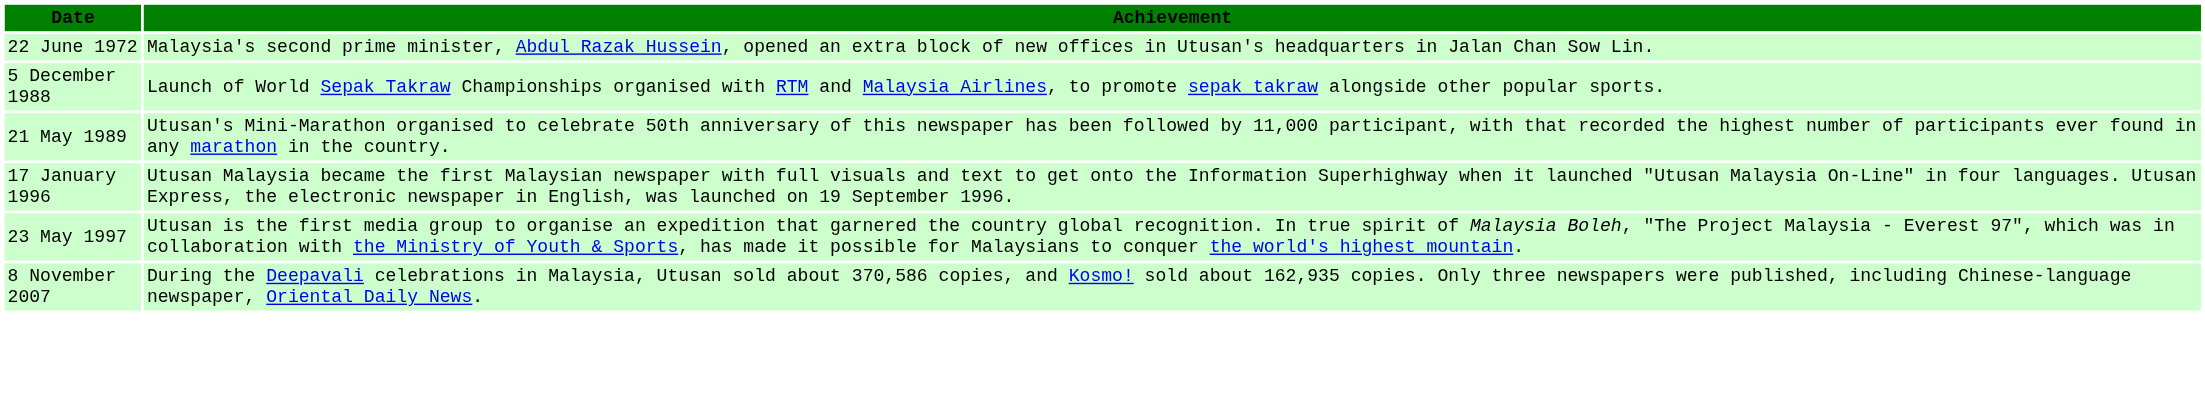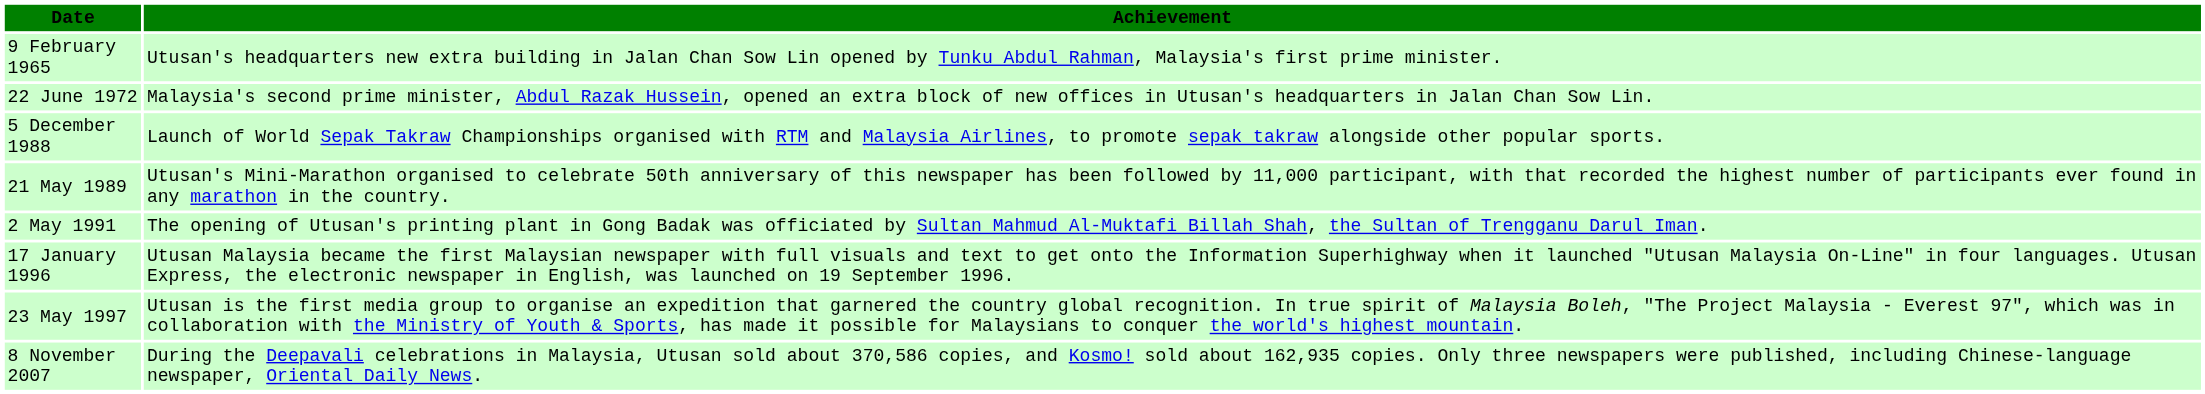+ row: (62, 58)
+ row: (62, 226)
